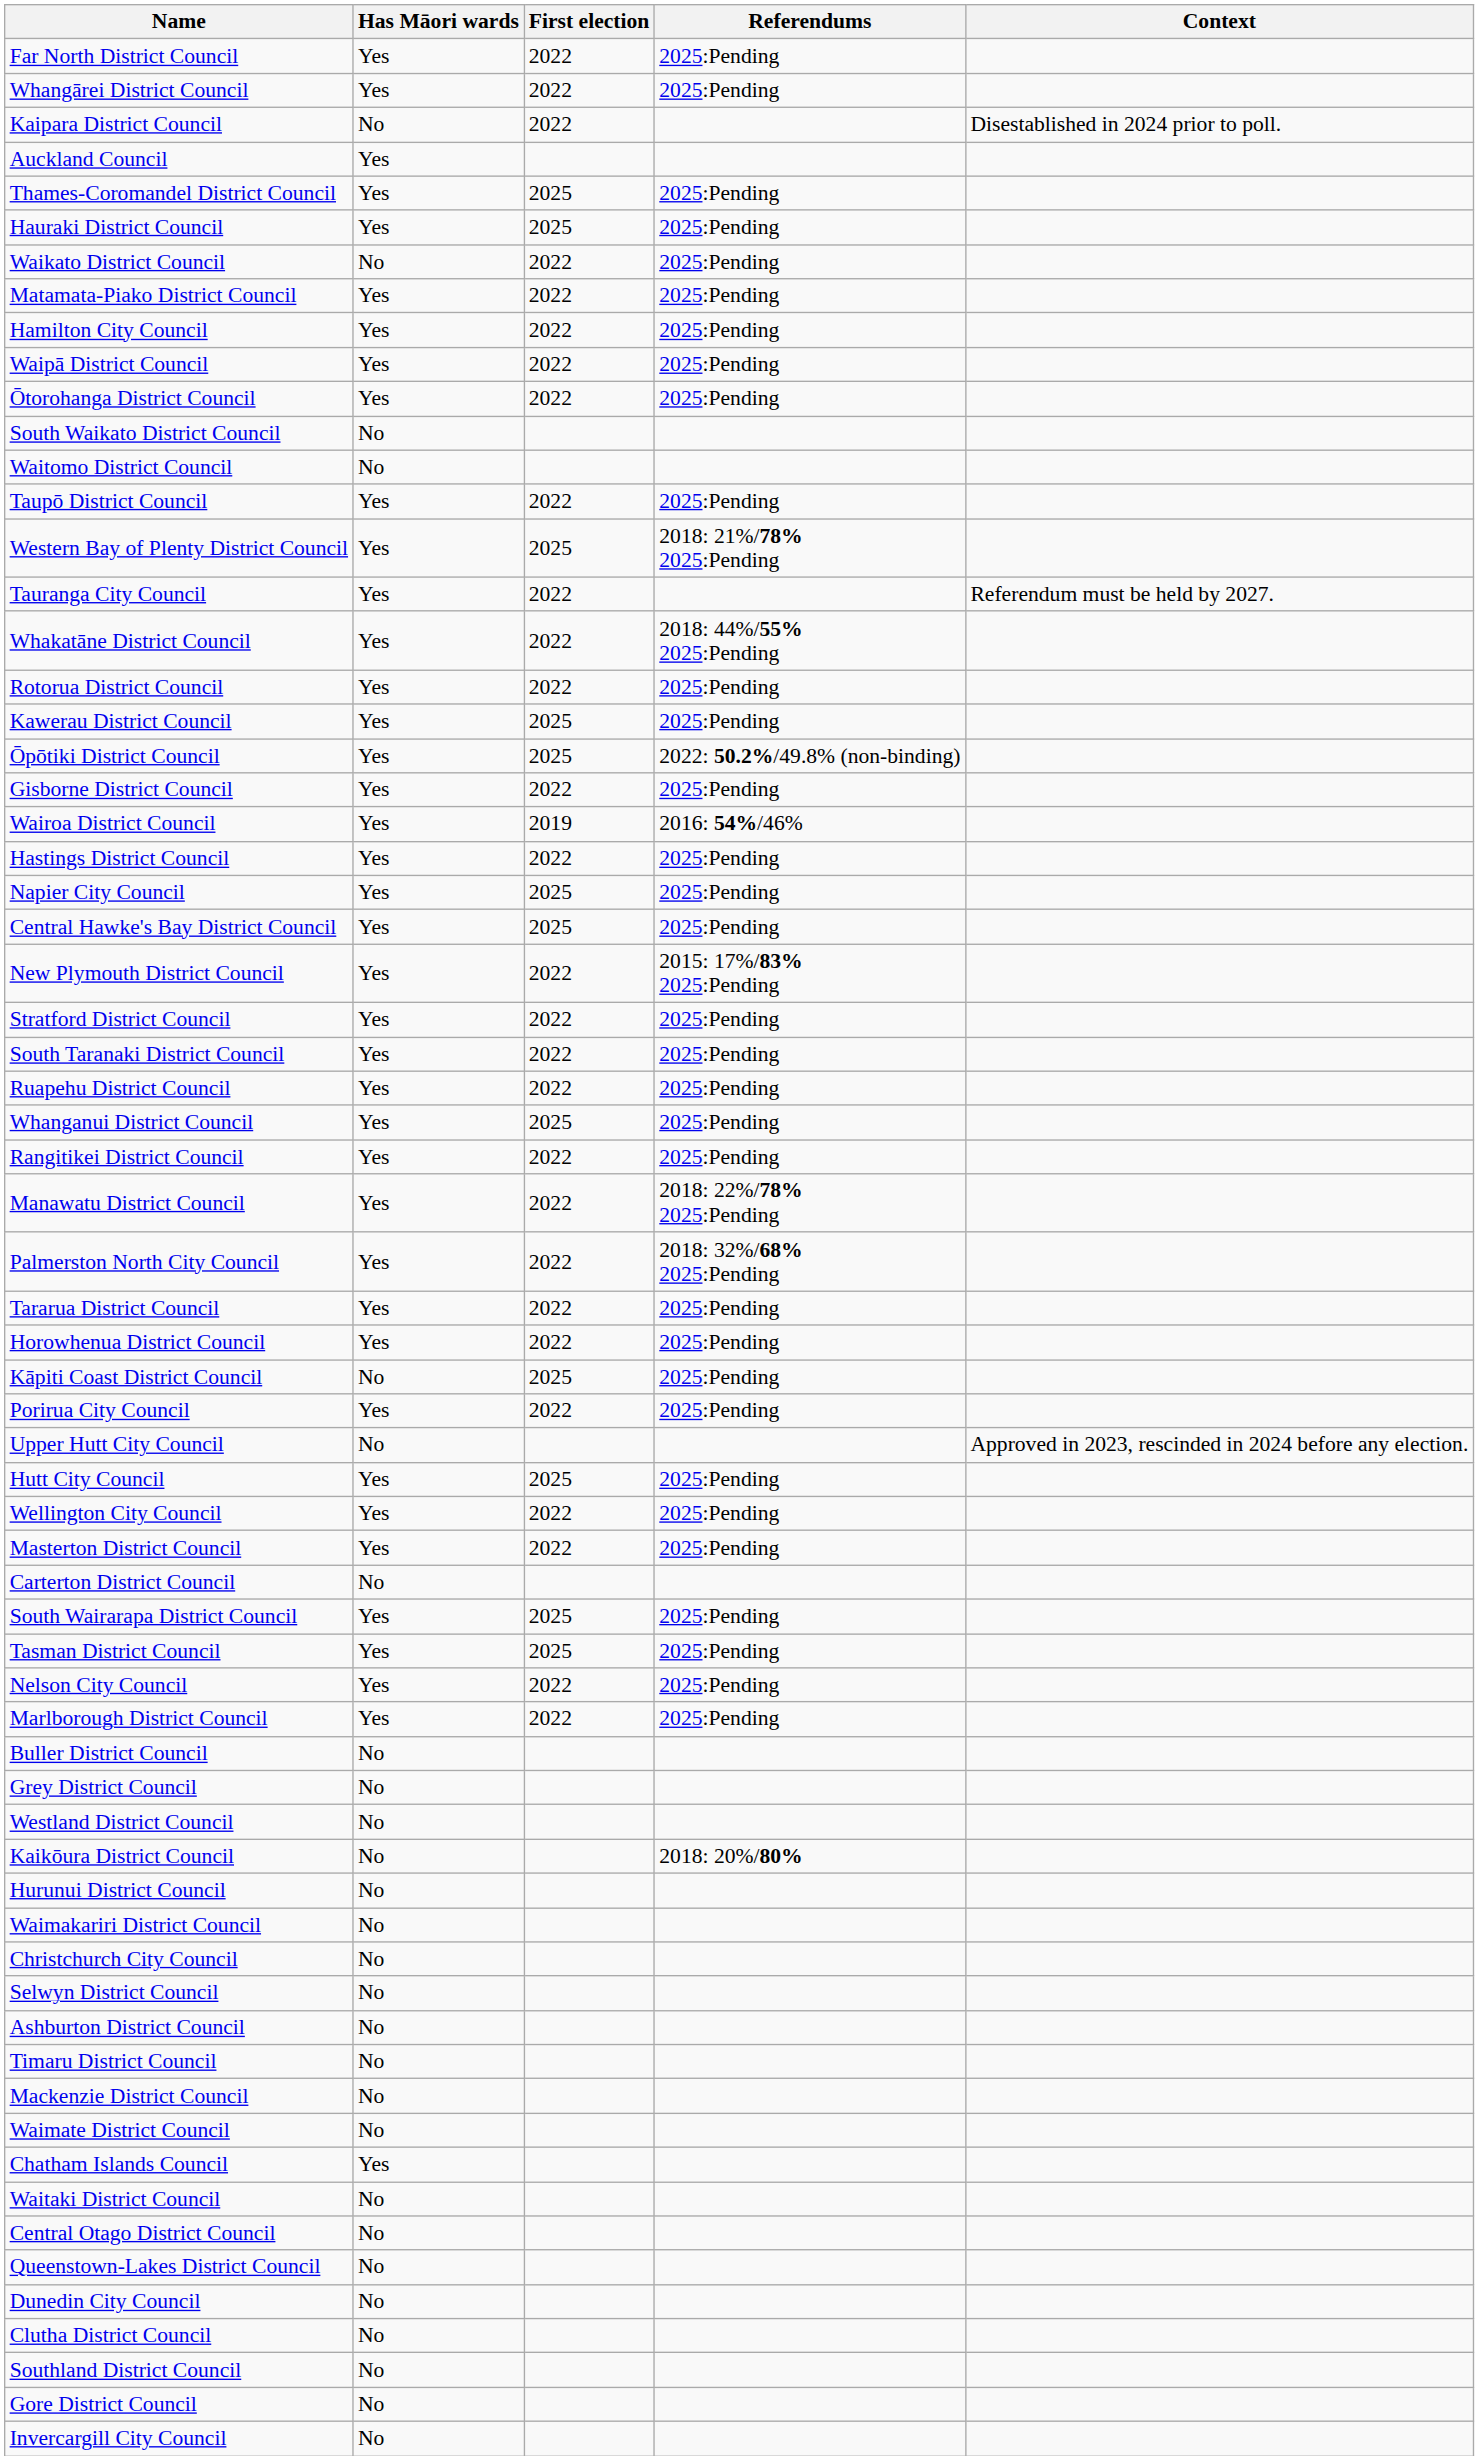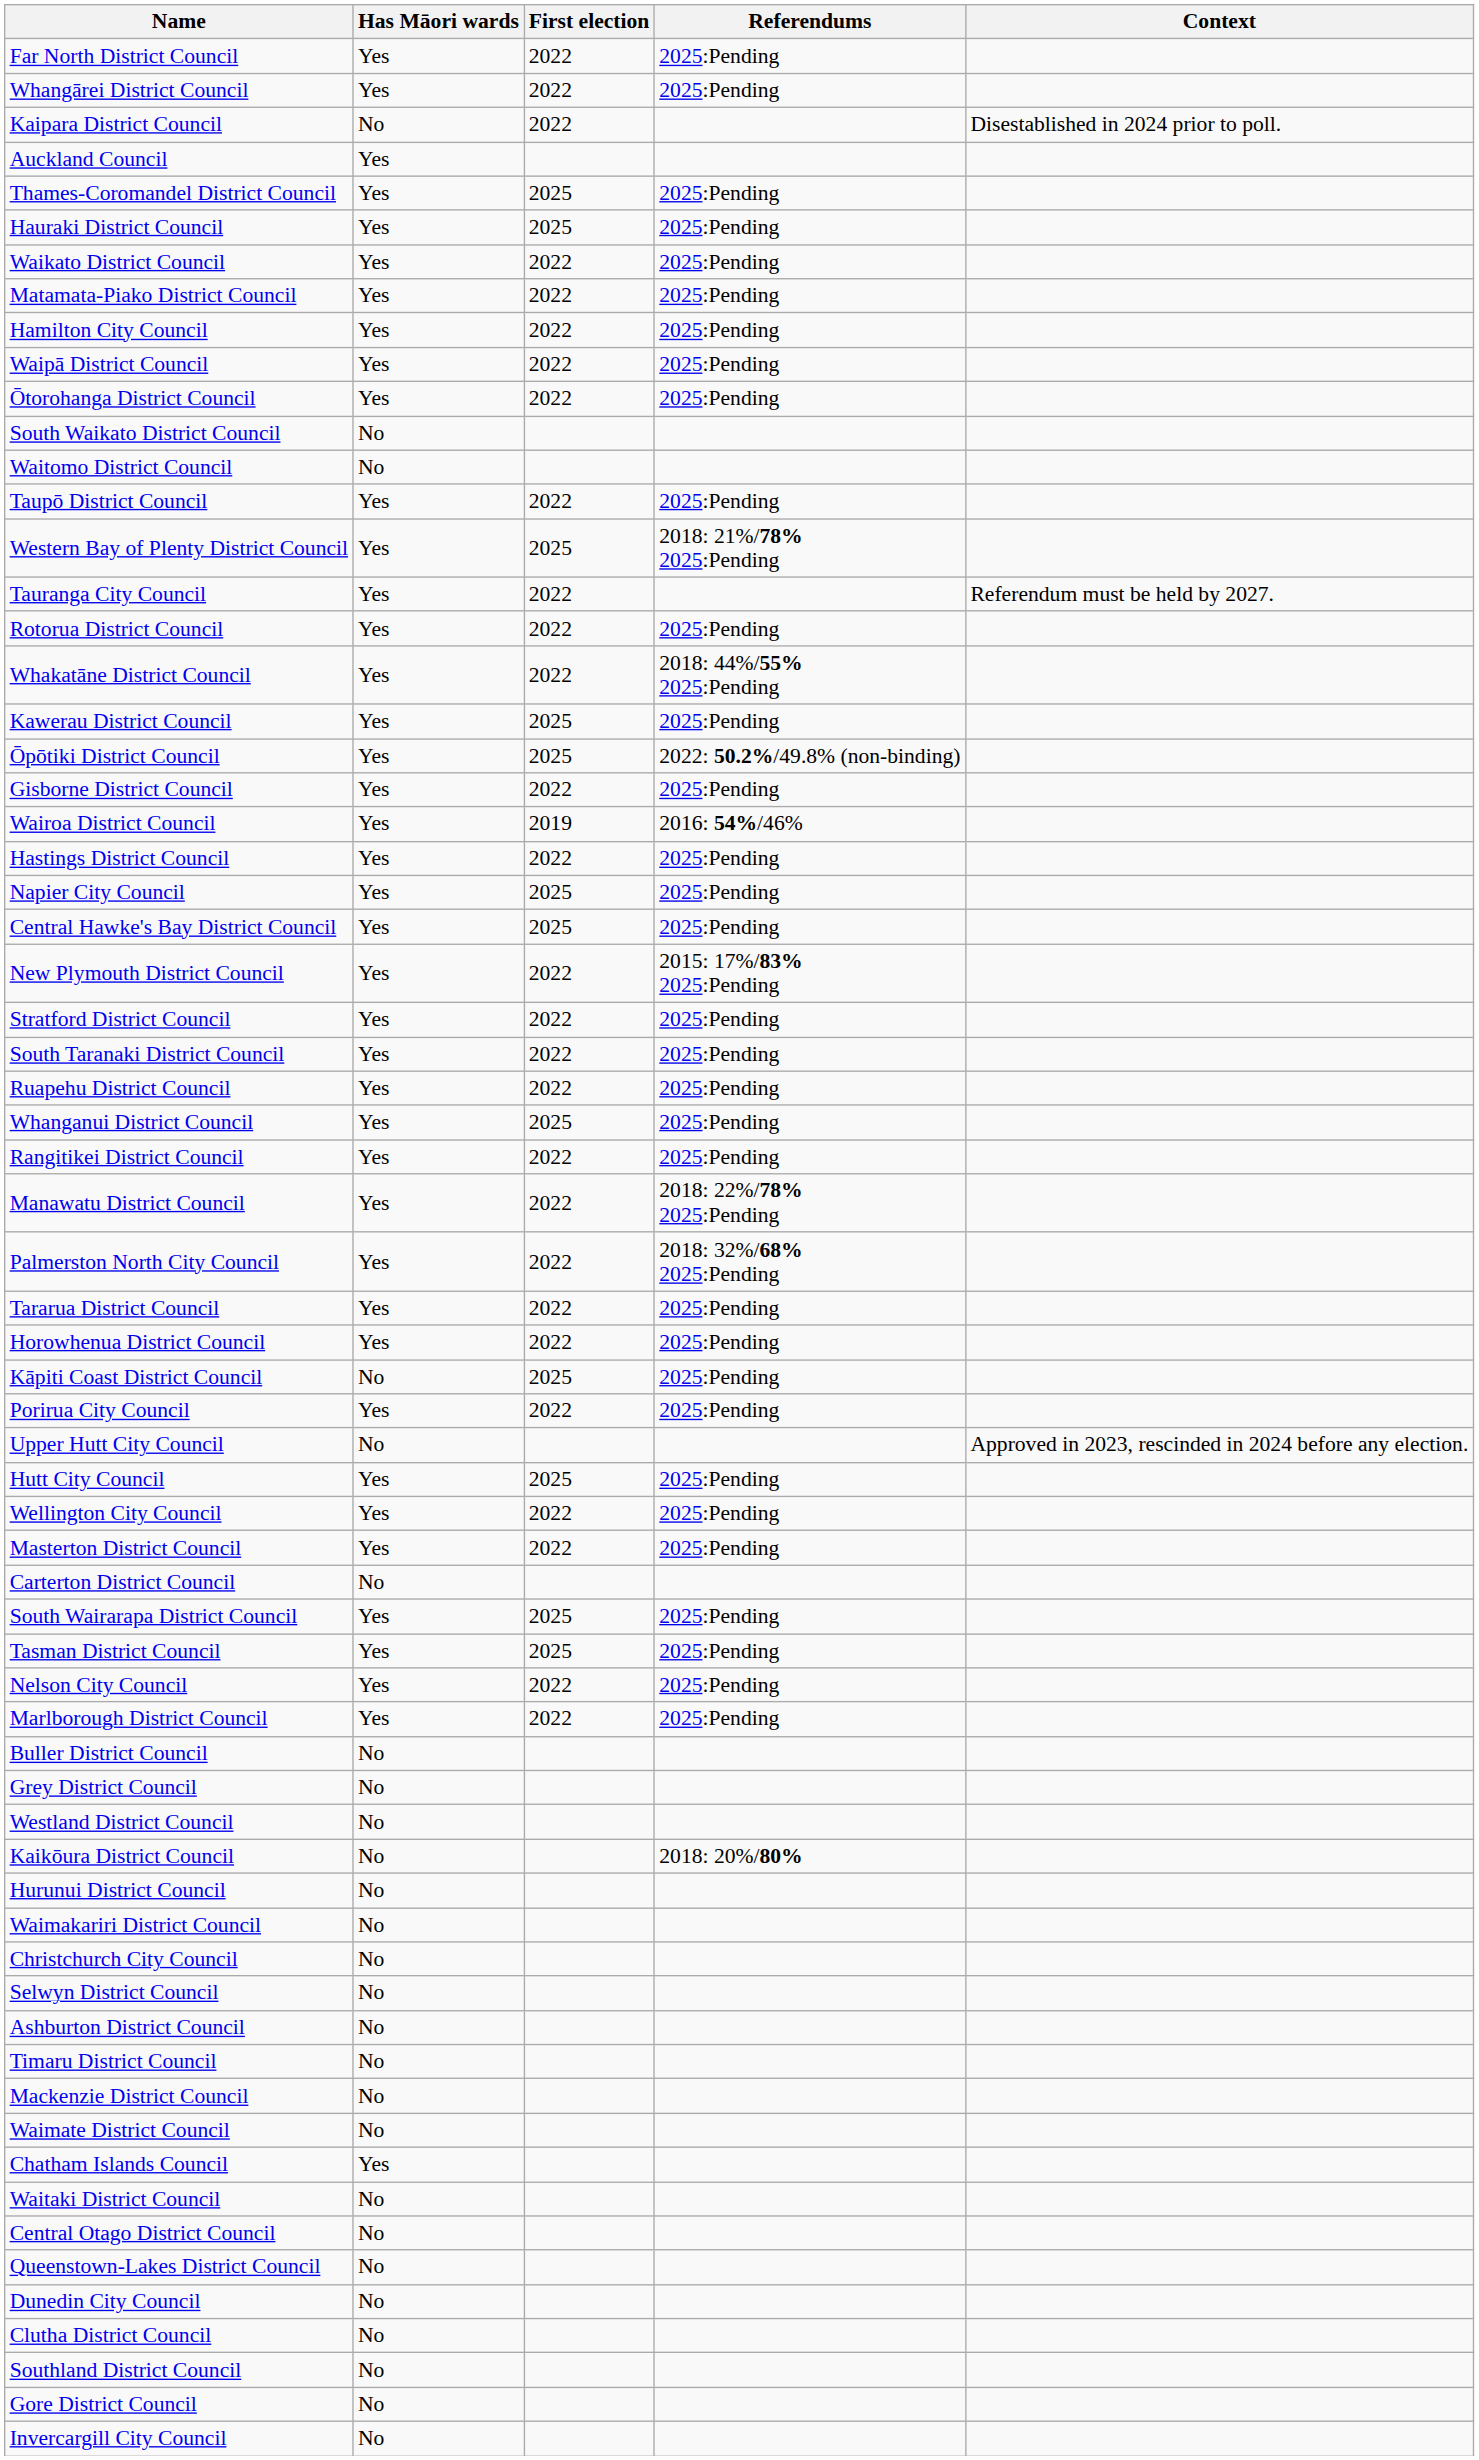(371, 261) No -> (374, 261) Yes
rows swapped: (116, 686) <-> (130, 640)
